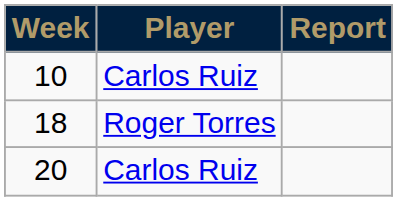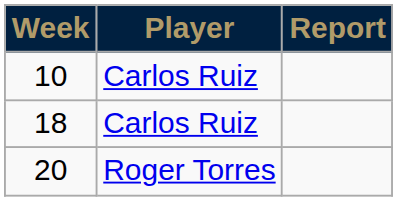(189, 123) Roger Torres -> (181, 123) Carlos Ruiz
(181, 170) Carlos Ruiz -> (189, 170) Roger Torres
